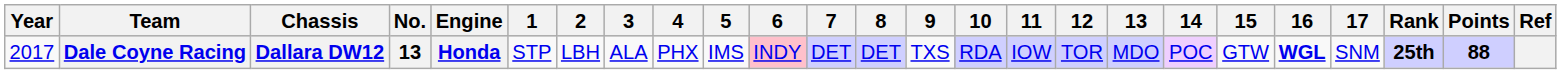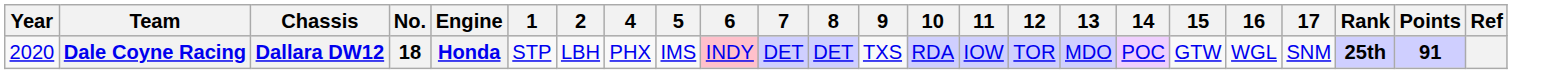- column: (629, 20)
(32, 52) 2017 -> (32, 52) 2020
(410, 52) 13 -> (410, 52) 18
(1302, 52) bold -> (1254, 52) normal
(1479, 52) 88 -> (1430, 52) 91
